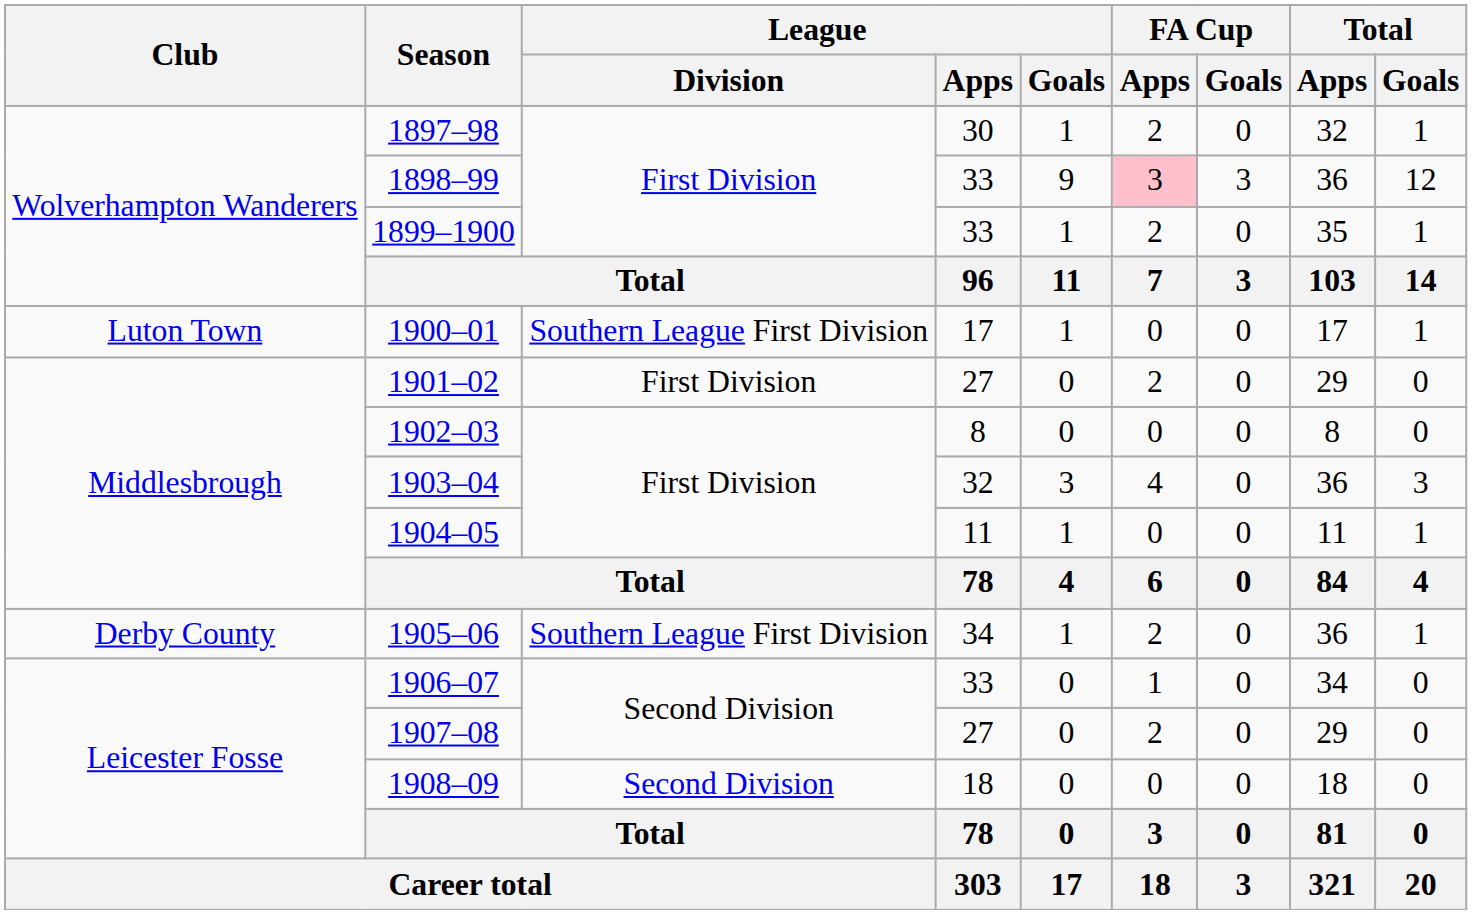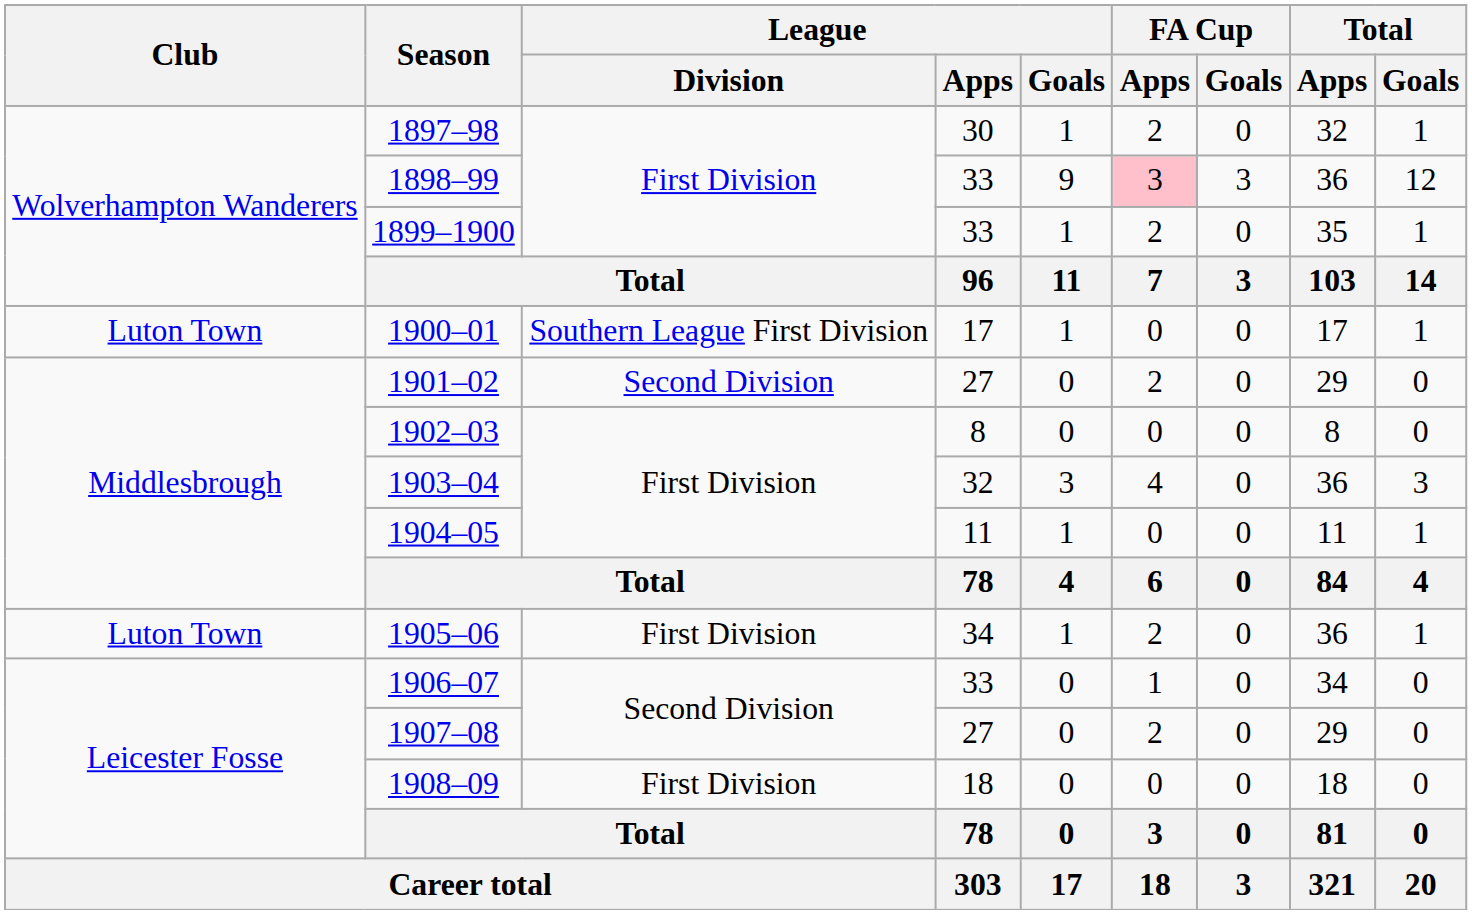(729, 381) First Division -> (729, 381) Second Division
(185, 632) Derby County -> (185, 632) Luton Town
(729, 632) Southern League First Division -> (729, 632) First Division
(729, 783) Second Division -> (729, 783) First Division
